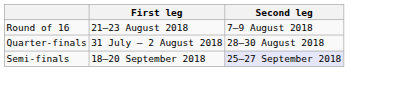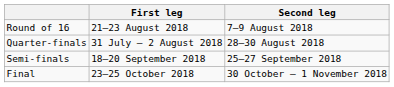(284, 58) lavender background -> (284, 58) no background
+ row: (21, 74)
